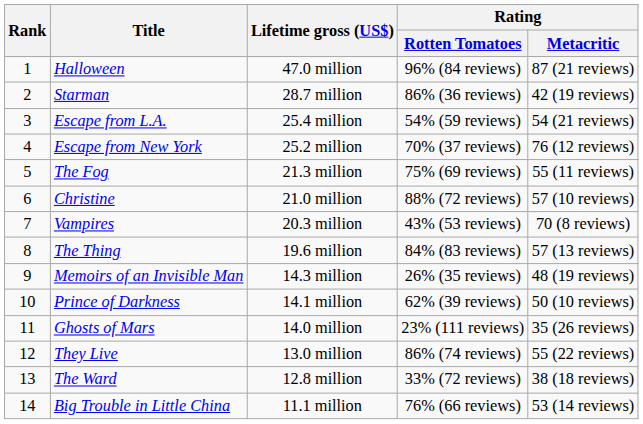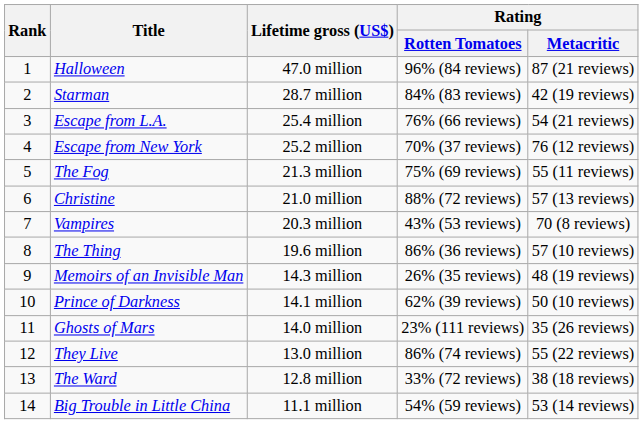(463, 95) 86% (36 reviews) -> (463, 95) 84% (83 reviews)
(463, 120) 54% (59 reviews) -> (463, 120) 76% (66 reviews)
(583, 198) 57 (10 reviews) -> (583, 198) 57 (13 reviews)
(463, 250) 84% (83 reviews) -> (463, 250) 86% (36 reviews)
(583, 250) 57 (13 reviews) -> (583, 250) 57 (10 reviews)
(463, 405) 76% (66 reviews) -> (463, 405) 54% (59 reviews)
